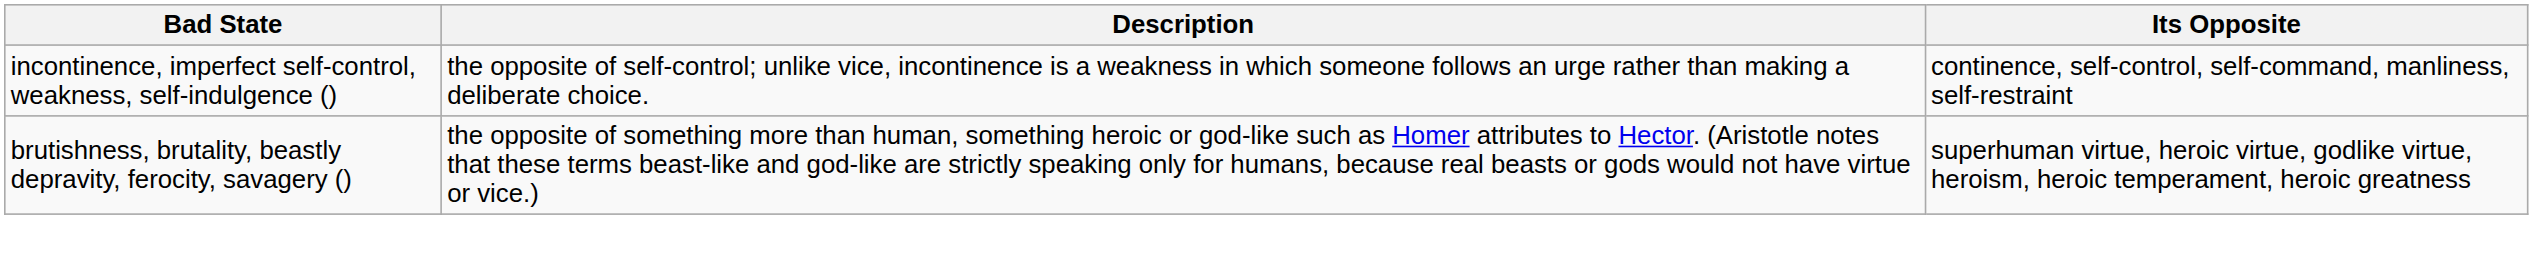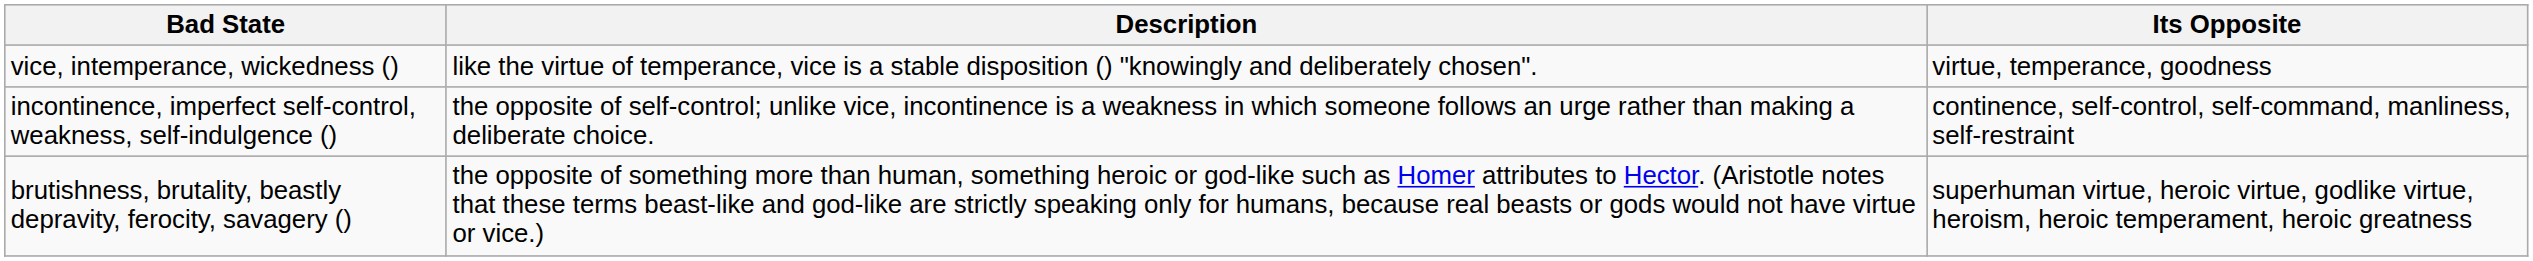+ row: (205, 65)
